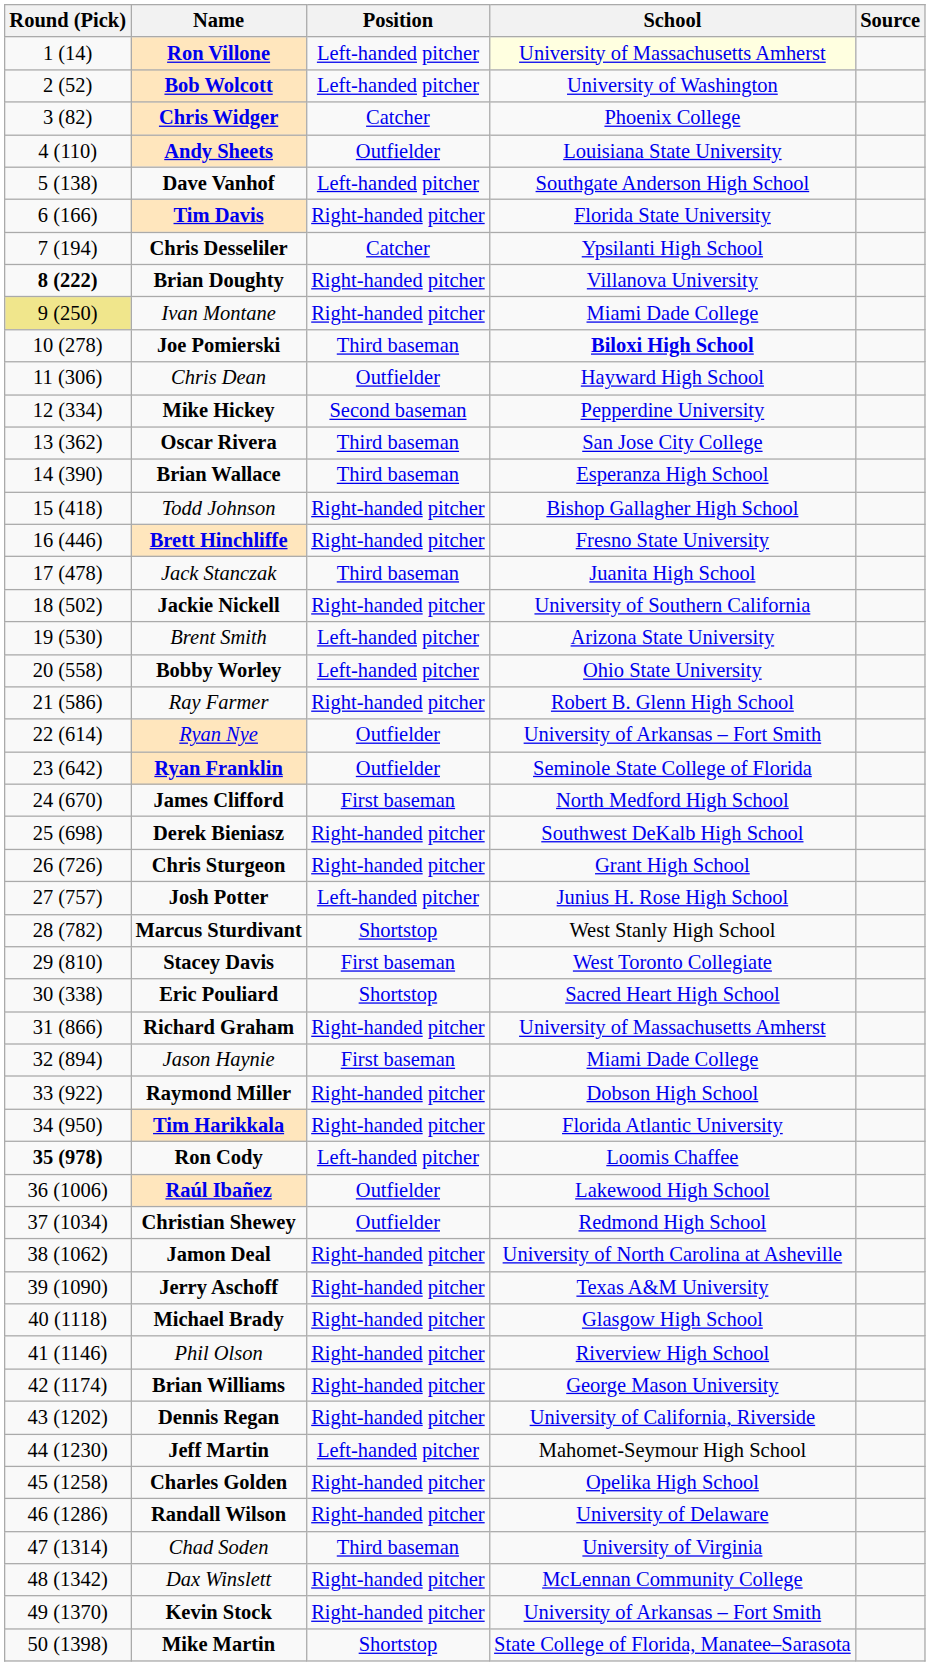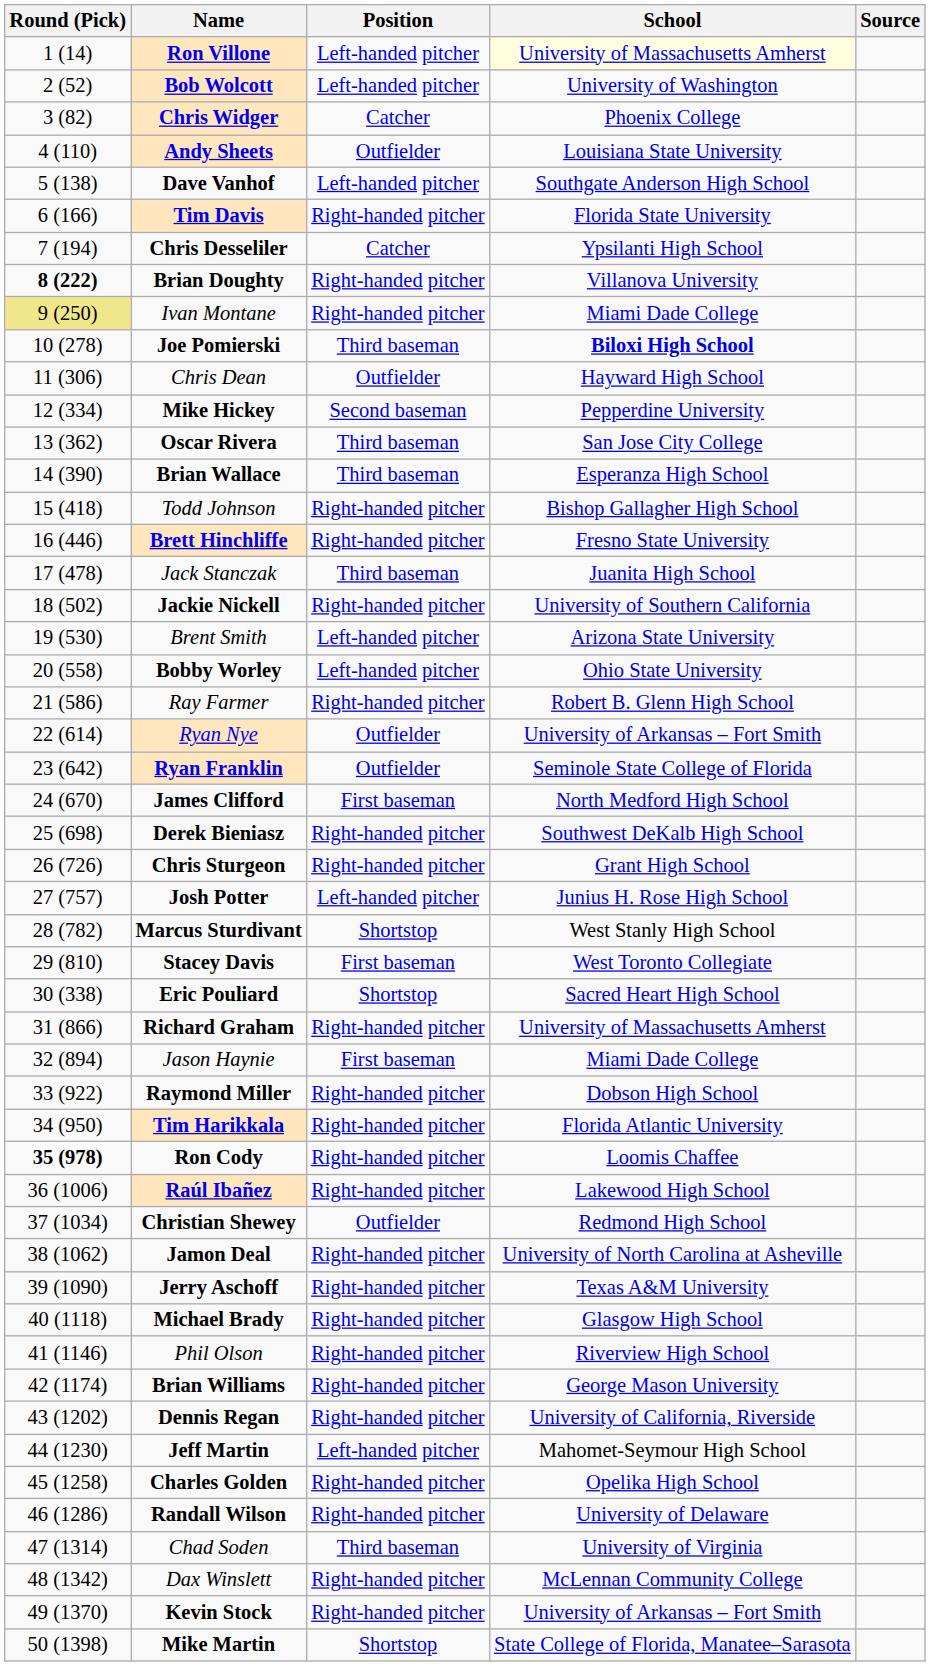(398, 1157) Left-handed pitcher -> (398, 1157) Right-handed pitcher
(398, 1190) Outfielder -> (398, 1190) Right-handed pitcher
